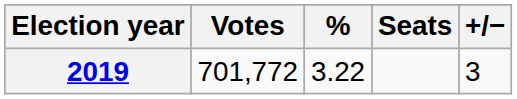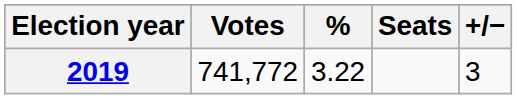(248, 70) 701,772 -> (248, 70) 741,772
